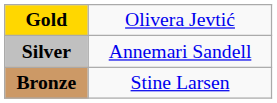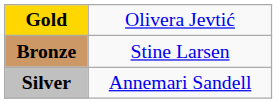rows swapped: (46, 51) <-> (46, 82)
